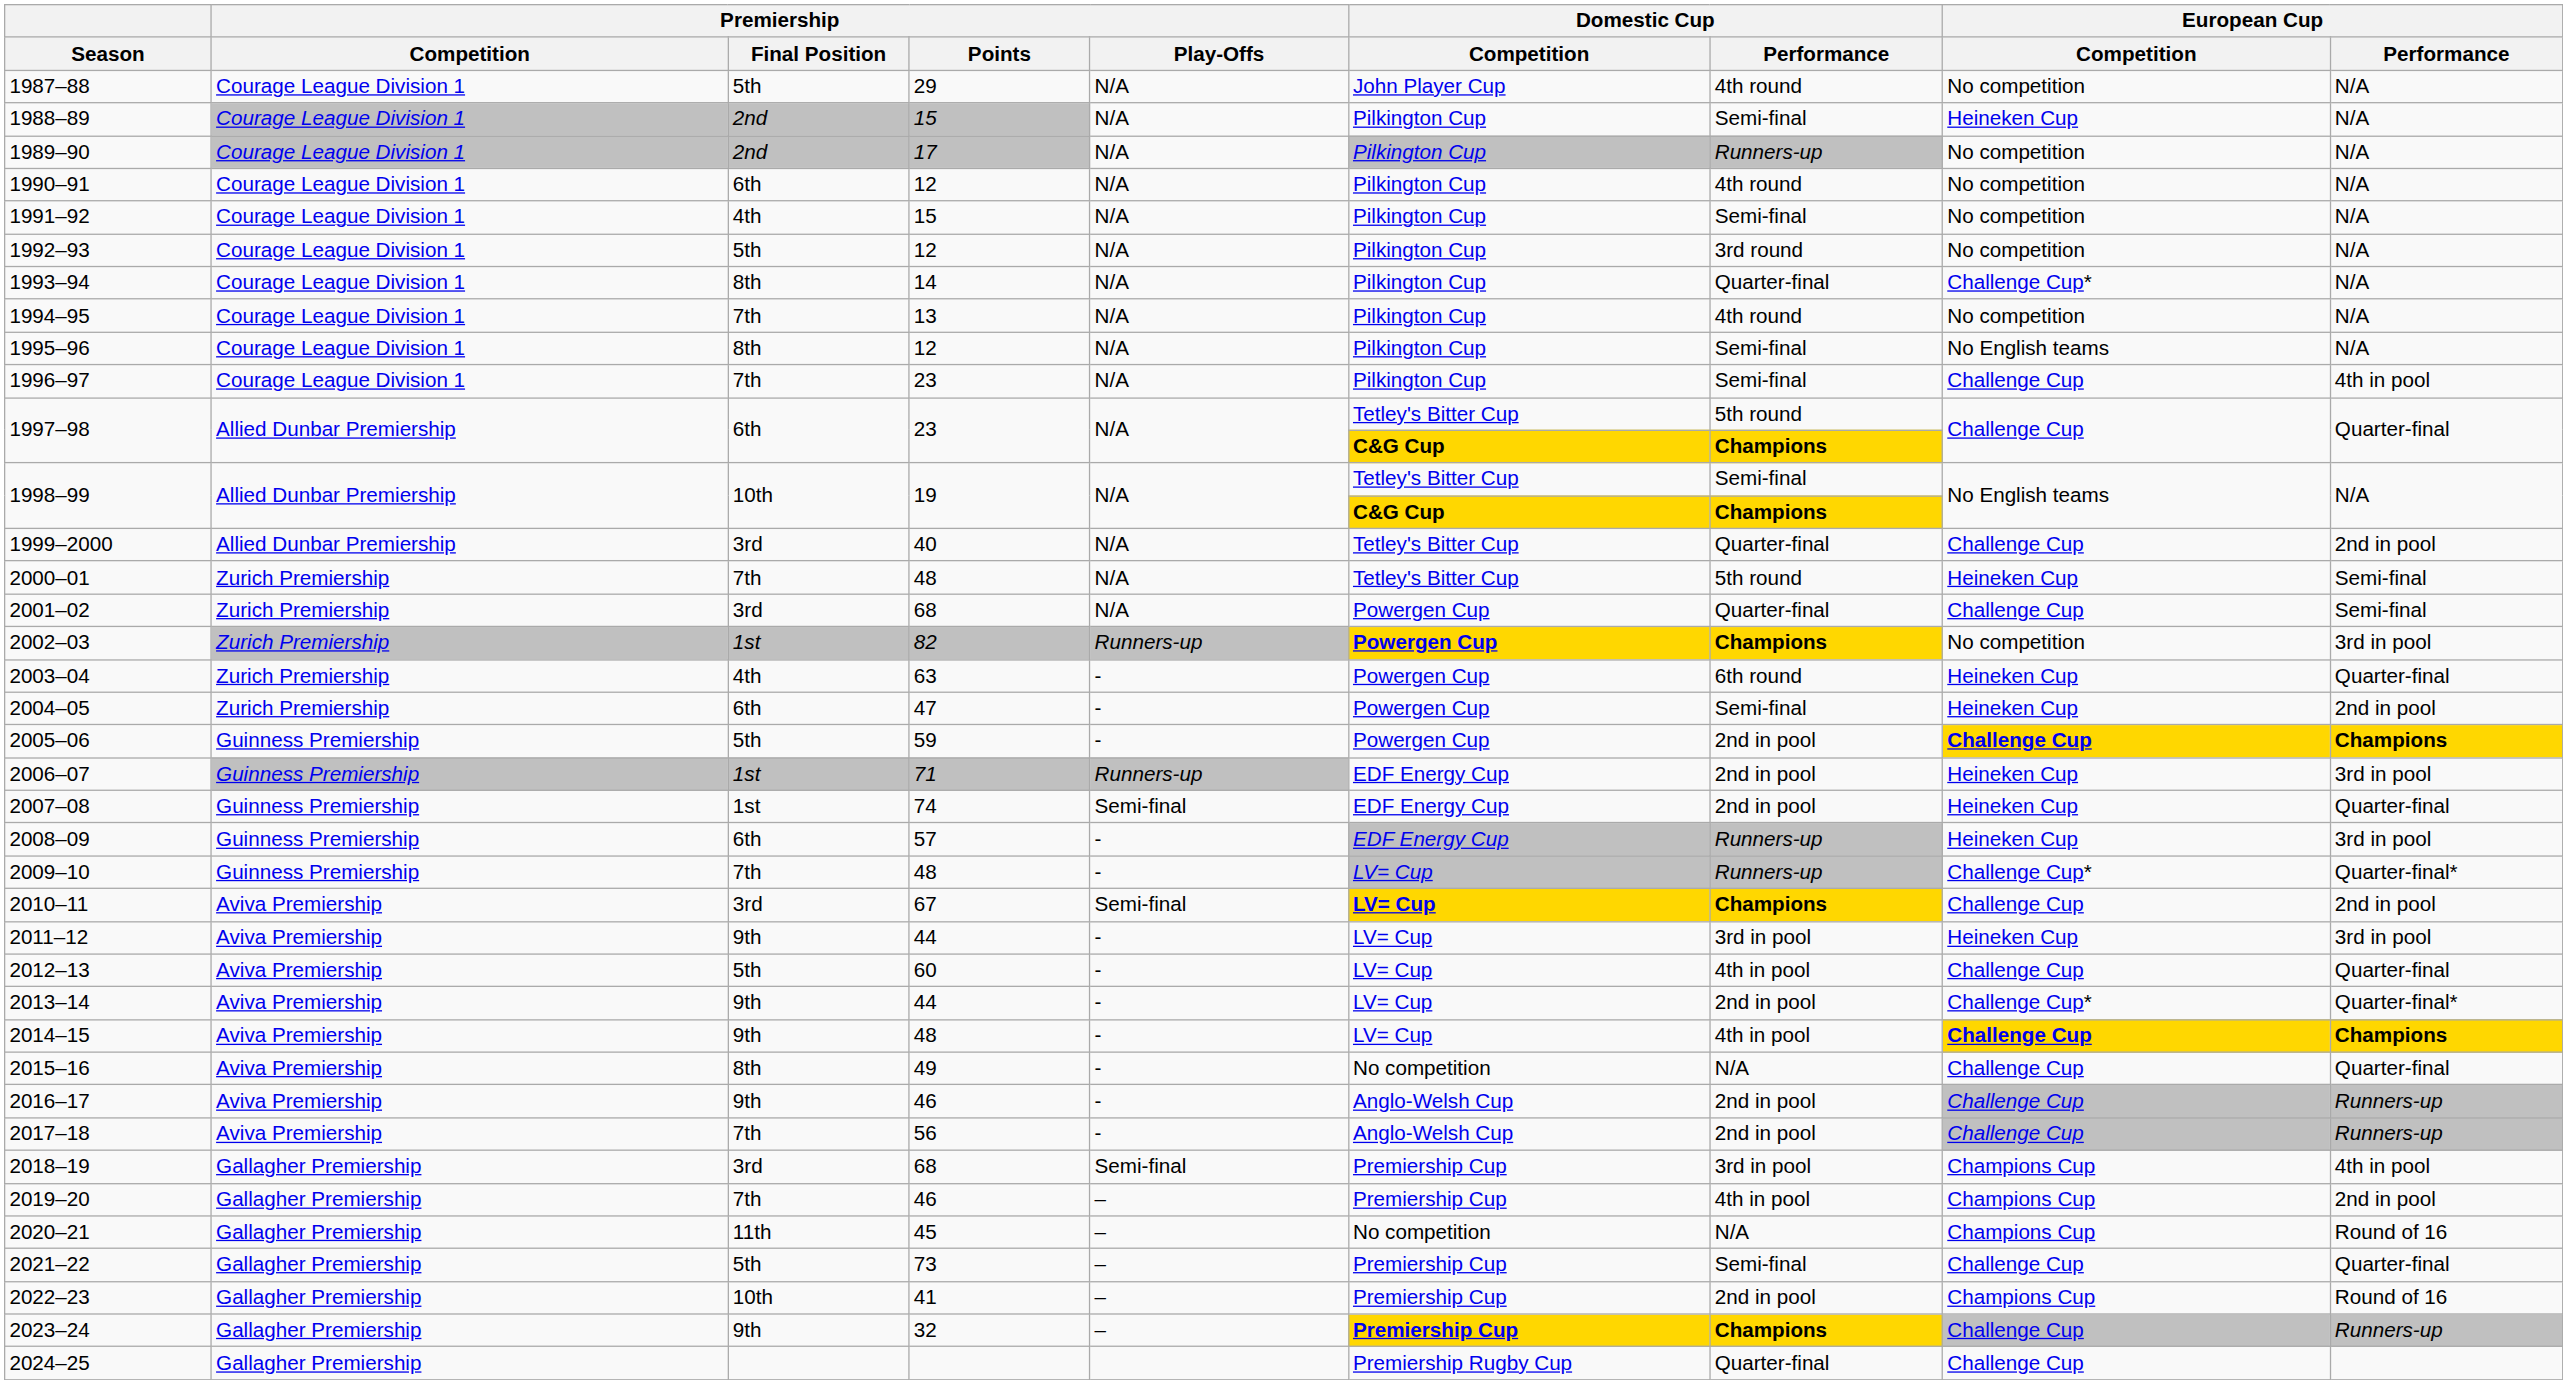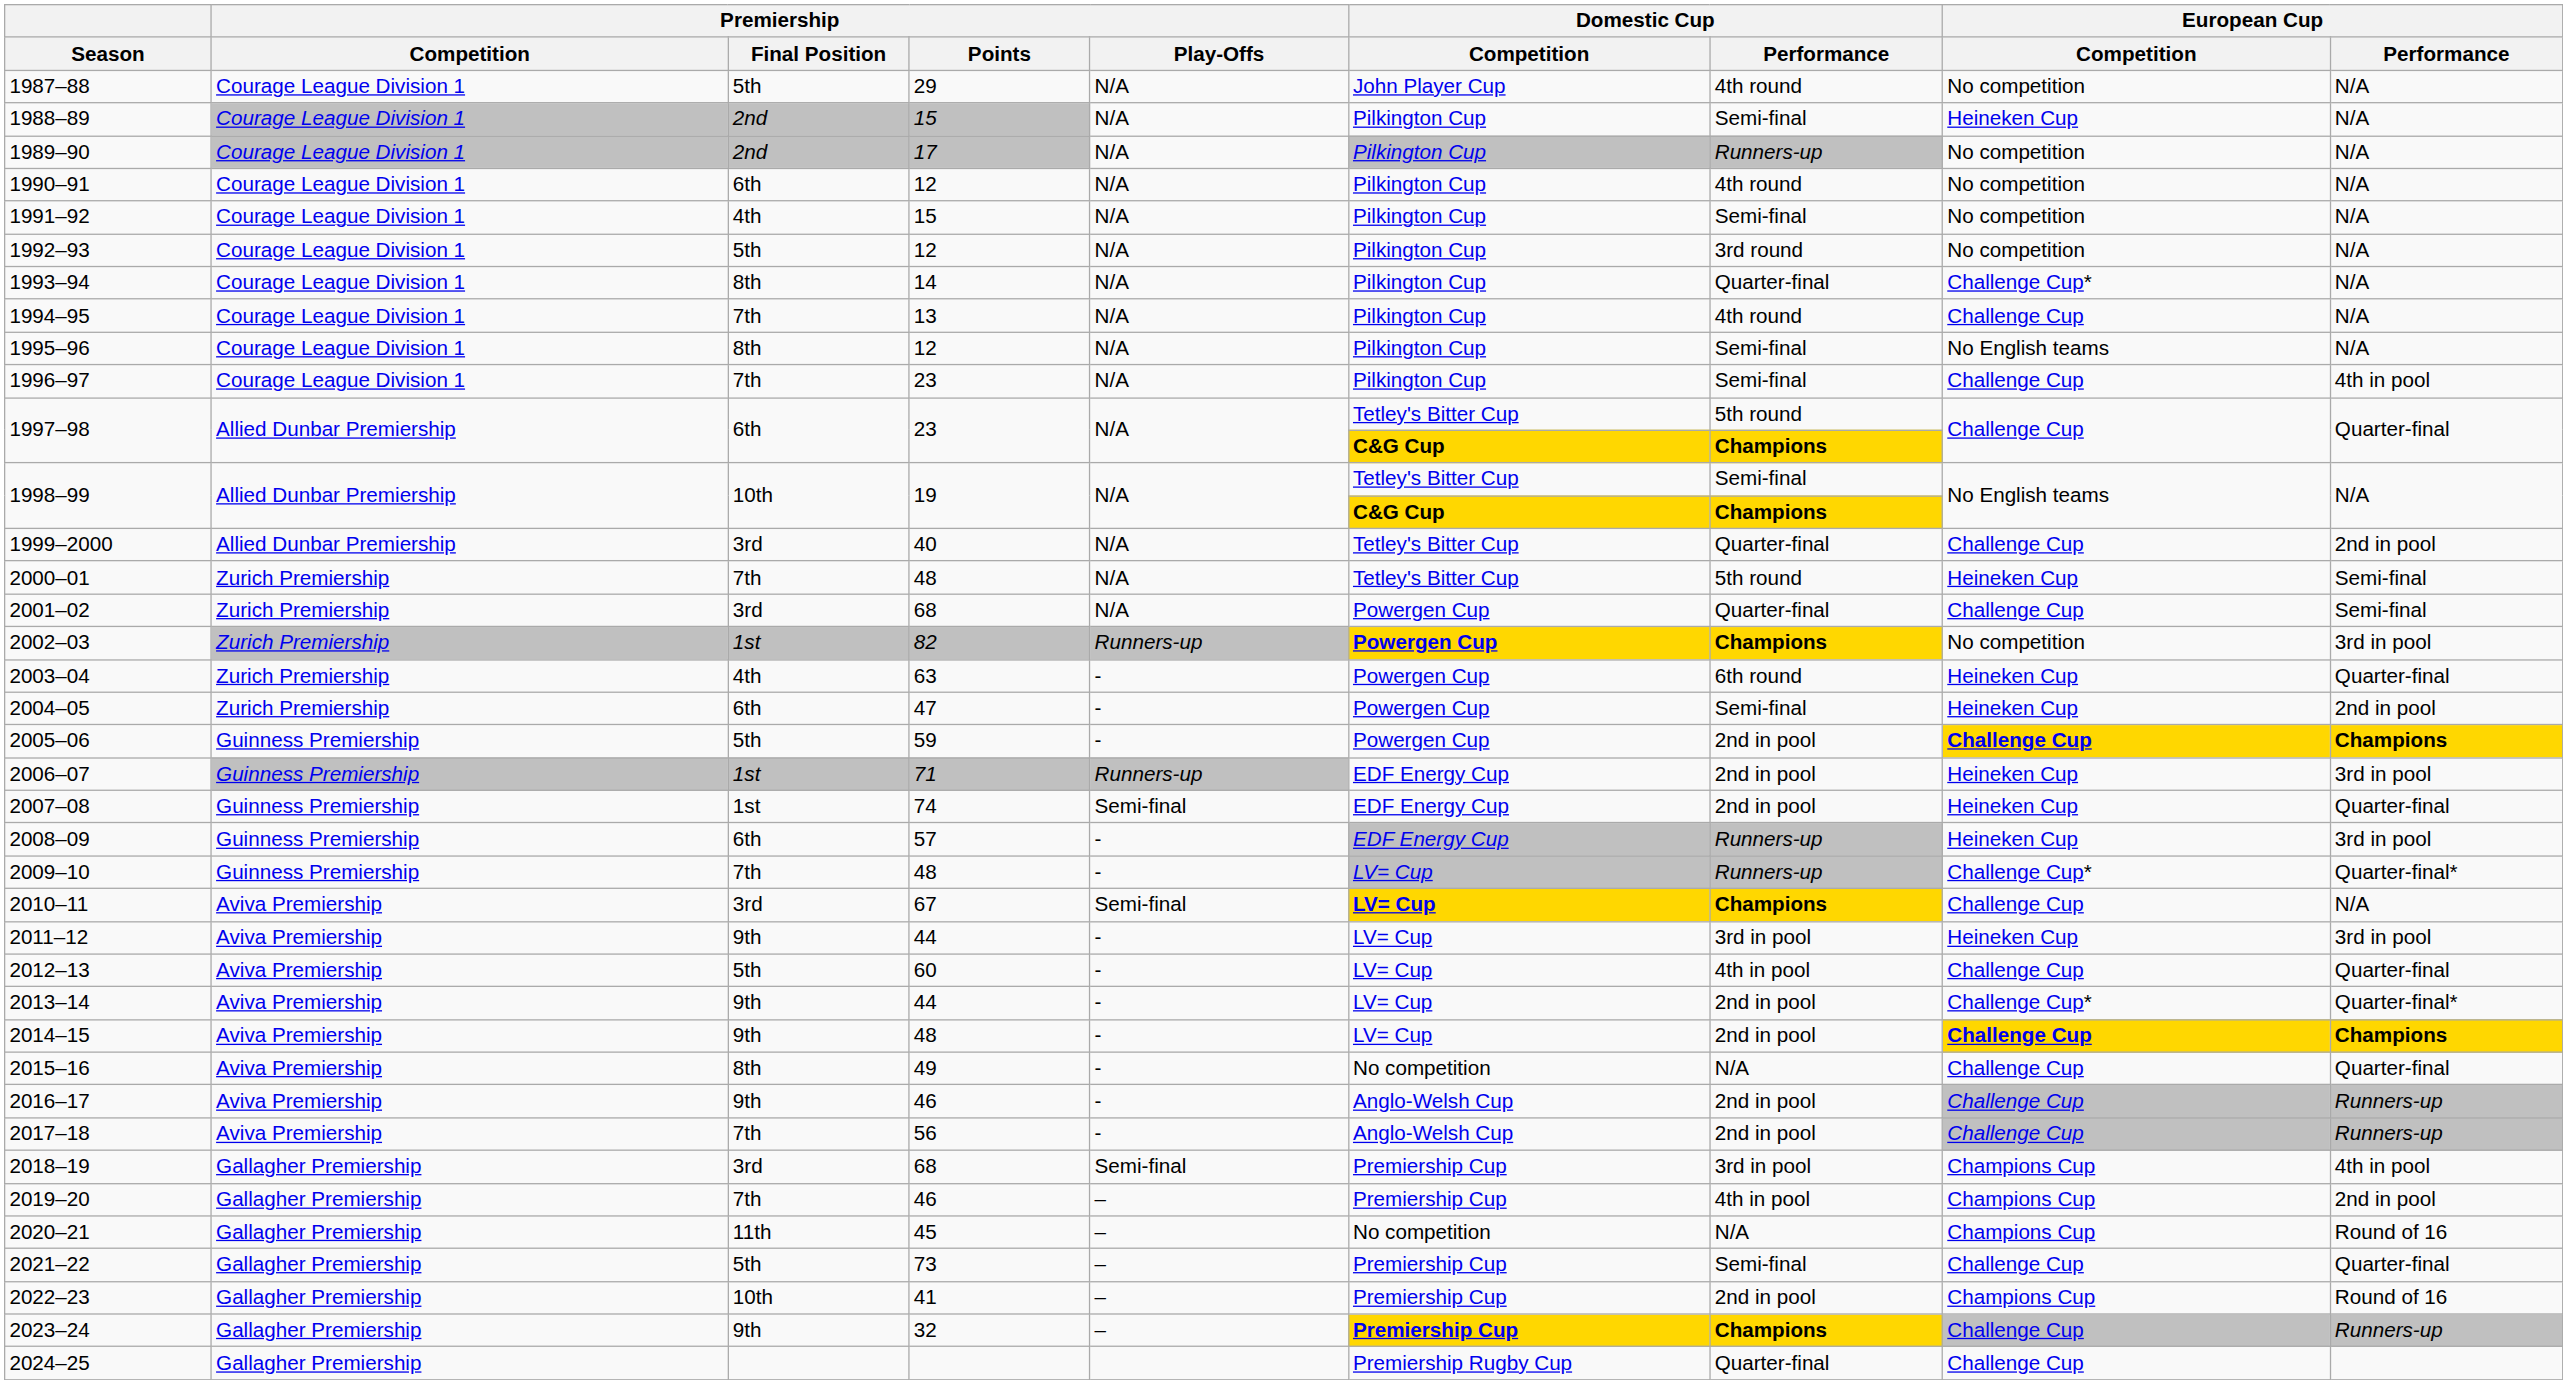(2016, 315) No competition -> (2016, 315) Challenge Cup
(2385, 904) 2nd in pool -> (2352, 904) N/A
(1762, 1035) 4th in pool -> (1765, 1035) 2nd in pool
